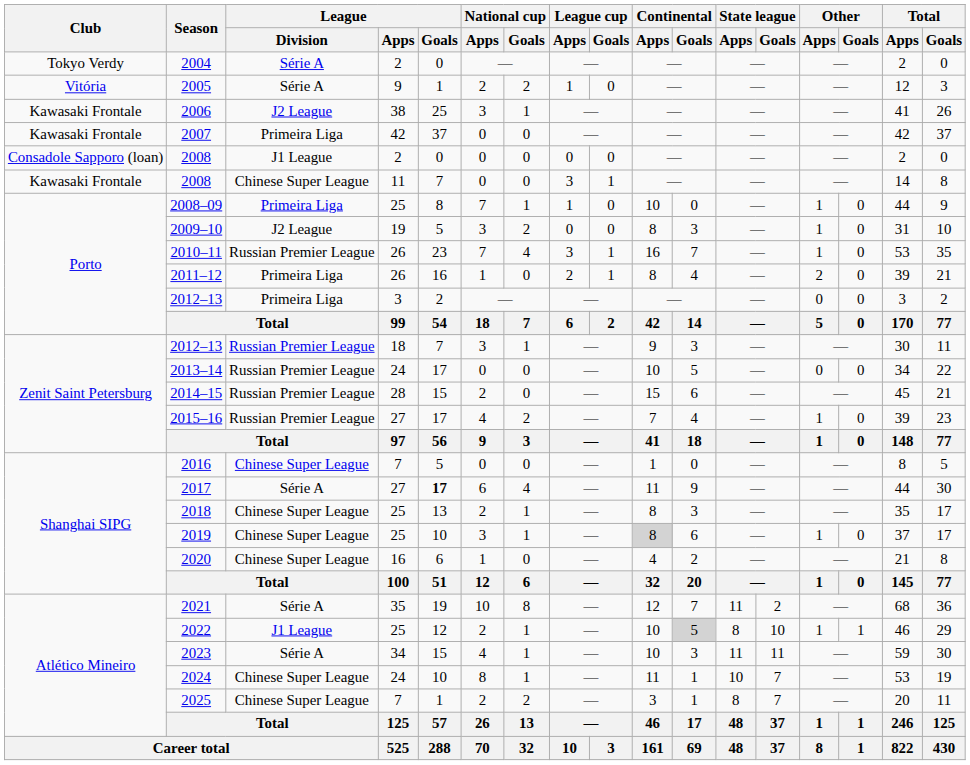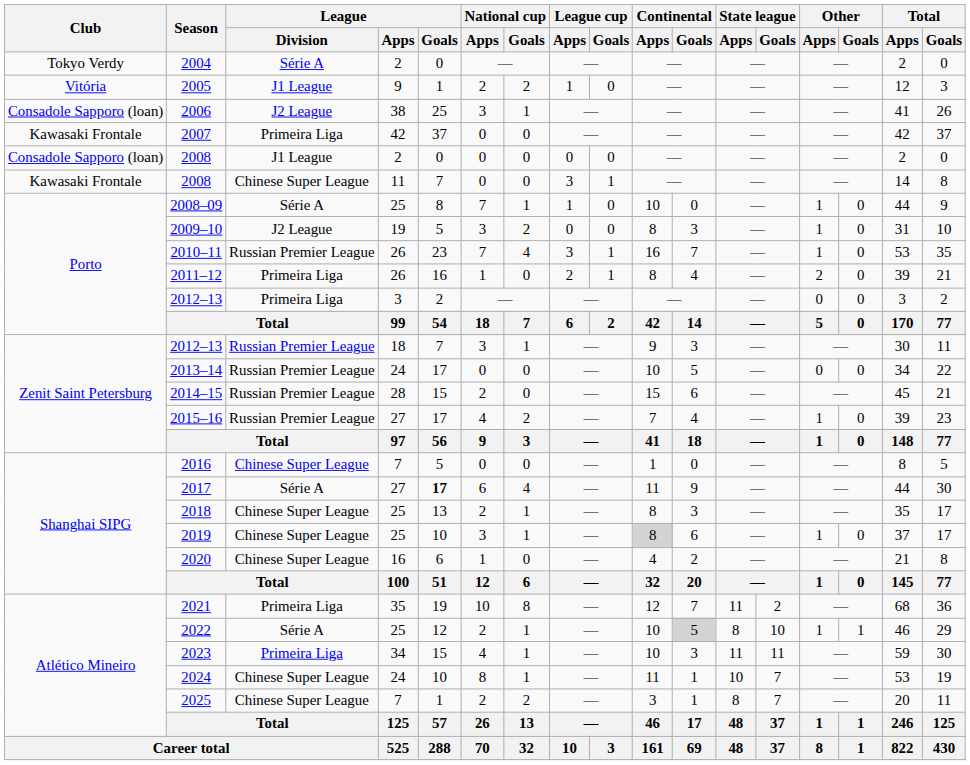(302, 87) Série A -> (302, 87) J1 League
(86, 110) Kawasaki Frontale -> (86, 110) Consadole Sapporo (loan)
(302, 205) Primeira Liga -> (302, 205) Série A
(302, 606) Série A -> (302, 606) Primeira Liga
(302, 629) J1 League -> (302, 629) Série A
(302, 653) Série A -> (302, 653) Primeira Liga
